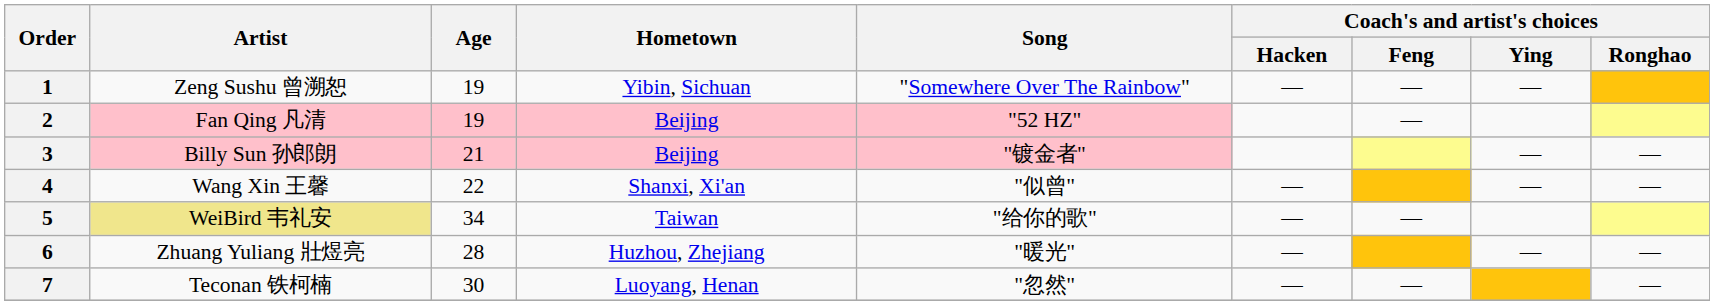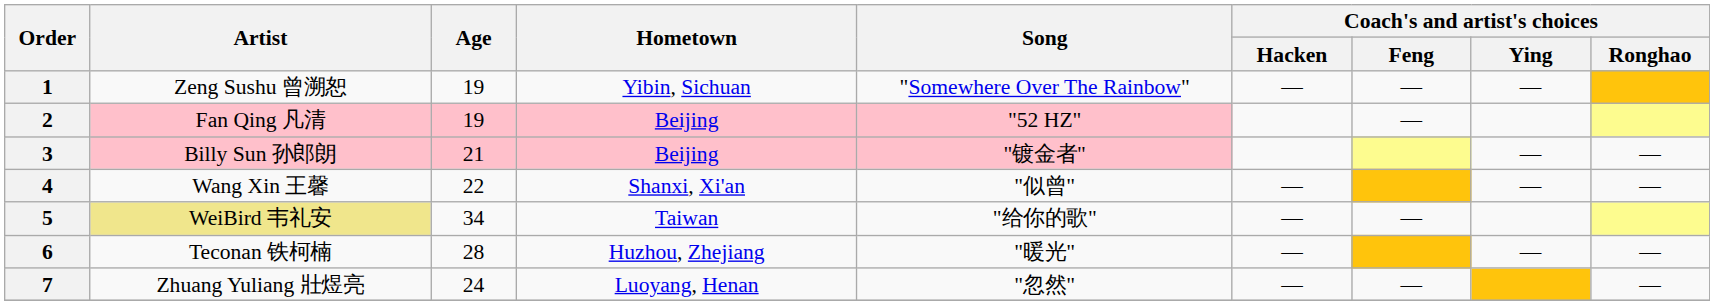(260, 251) Zhuang Yuliang 壯煜亮 -> (260, 251) Teconan 铁柯楠
(260, 284) Teconan 铁柯楠 -> (260, 284) Zhuang Yuliang 壯煜亮
(474, 284) 30 -> (474, 284) 24
